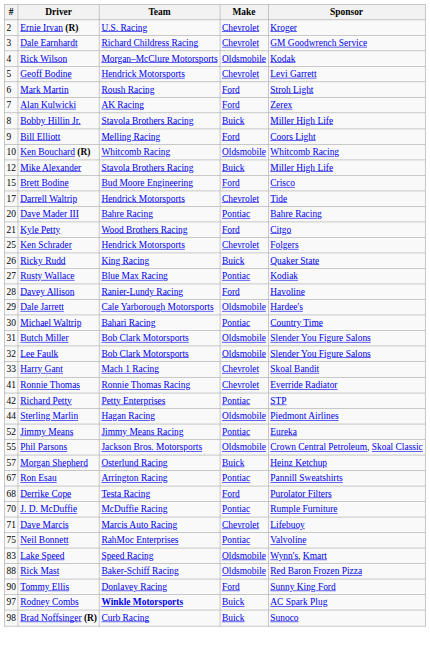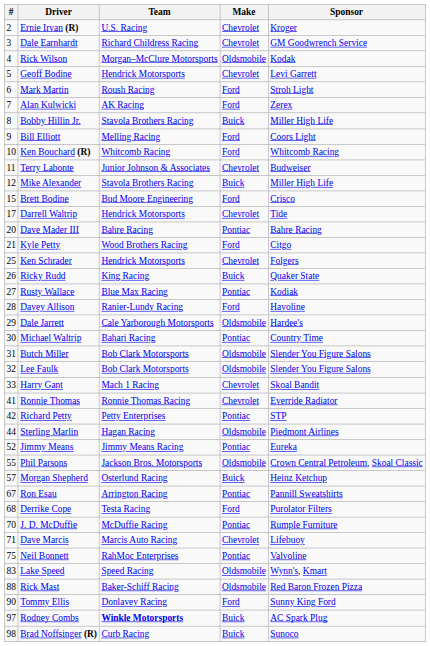(244, 152) Oldsmobile -> (231, 152) Ford
+ row: (47, 167)
